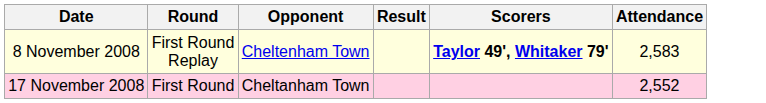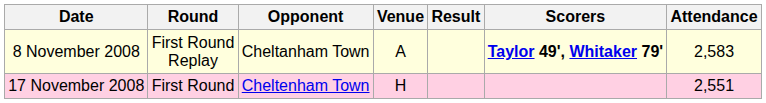+ column: (400, 17)
(306, 51) Cheltenham Town -> (306, 51) Cheltanham Town
(306, 85) Cheltanham Town -> (306, 85) Cheltenham Town
(659, 85) 2,552 -> (714, 85) 2,551
